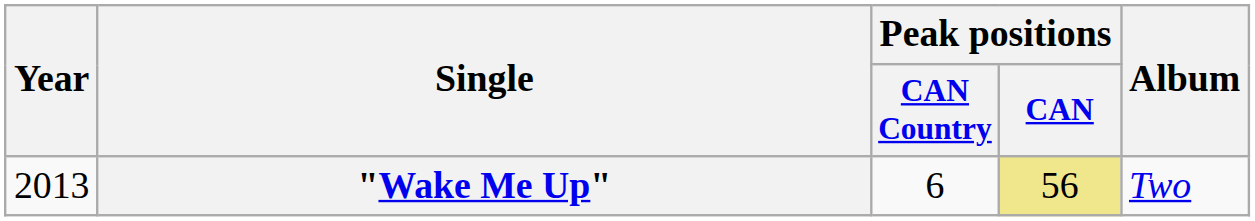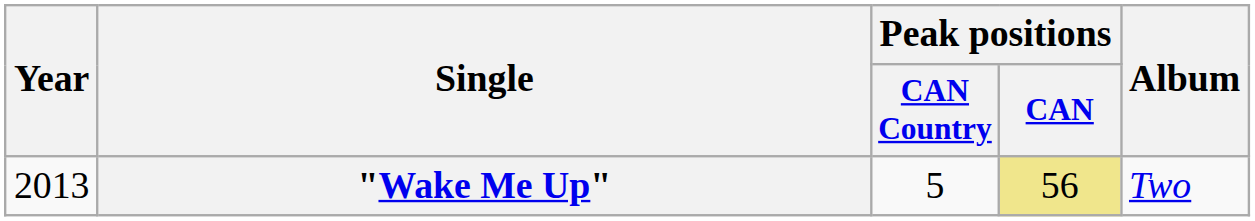(935, 184) 6 -> (935, 184) 5
